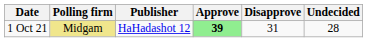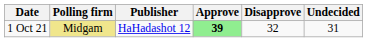(273, 28) 31 -> (273, 28) 32
(333, 28) 28 -> (333, 28) 31
